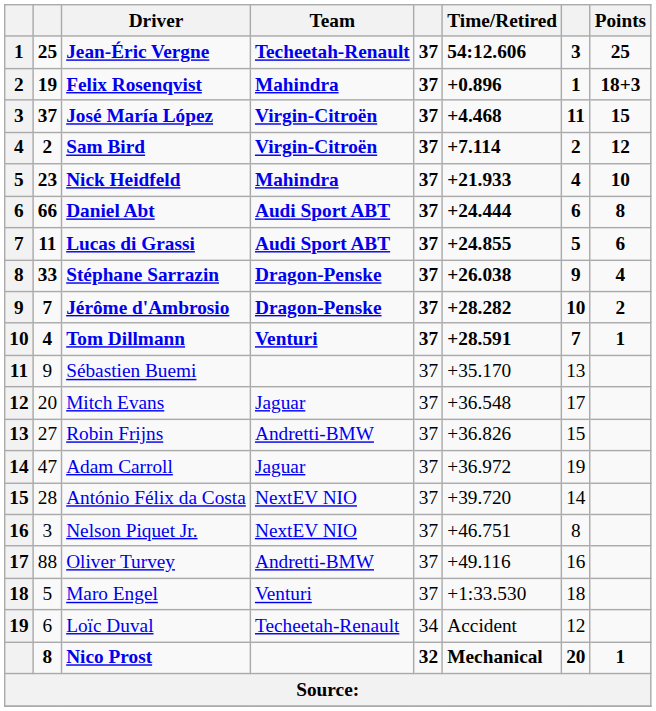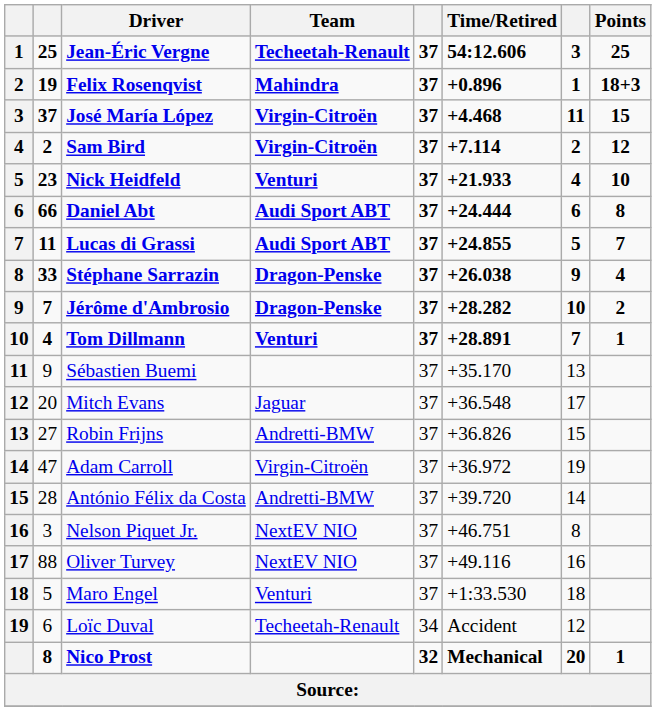(297, 179) Mahindra -> (286, 179) Venturi
(620, 243) 6 -> (620, 243) 7
(479, 338) +28.591 -> (479, 338) +28.891
(280, 466) Jaguar -> (312, 466) Virgin-Citroën
(306, 497) NextEV NIO -> (314, 497) Andretti-BMW
(314, 561) Andretti-BMW -> (306, 561) NextEV NIO
